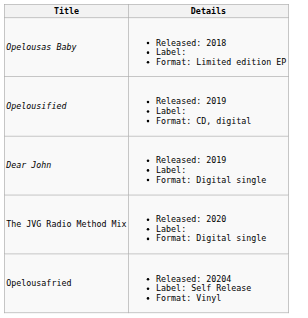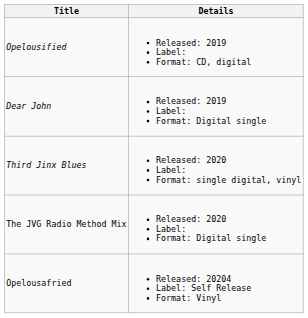- row: (41, 47)
+ row: (46, 165)
